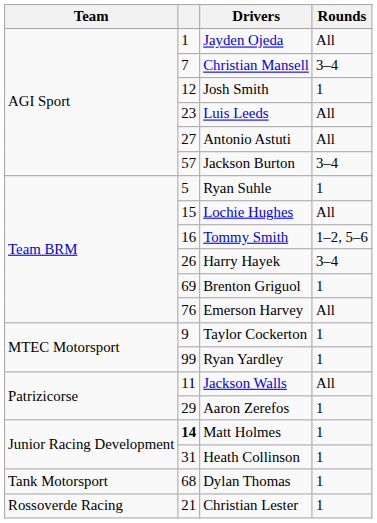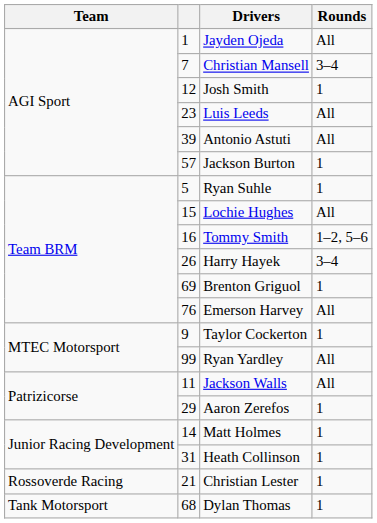(189, 138) 27 -> (189, 138) 39
(327, 163) 3–4 -> (320, 163) 1
(320, 358) 1 -> (325, 358) All
(189, 432) bold -> (189, 432) normal
rows swapped: (251, 505) <-> (247, 481)
